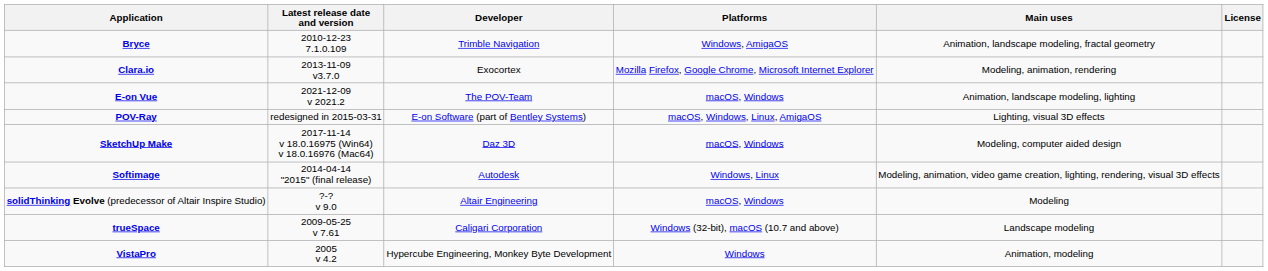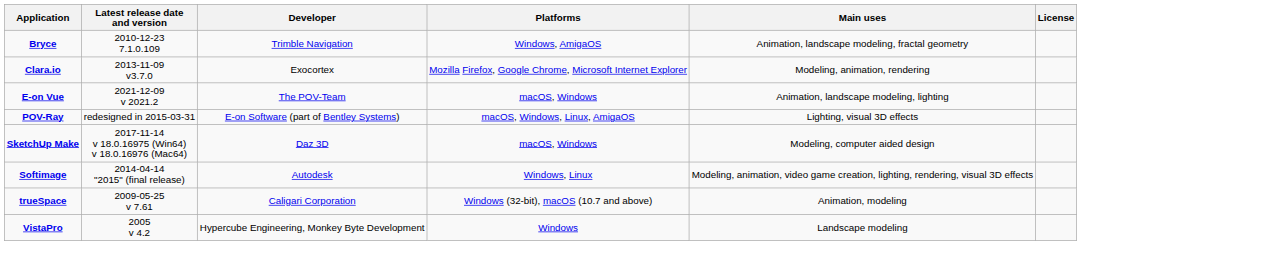- row: (136, 201)
(1049, 227) Landscape modeling -> (862, 201) Animation, modeling
(1049, 253) Animation, modeling -> (862, 227) Landscape modeling
